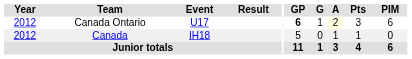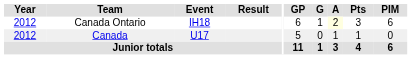(200, 23) U17 -> (200, 23) IH18
(298, 23) bold -> (298, 23) normal
(200, 35) IH18 -> (200, 35) U17
